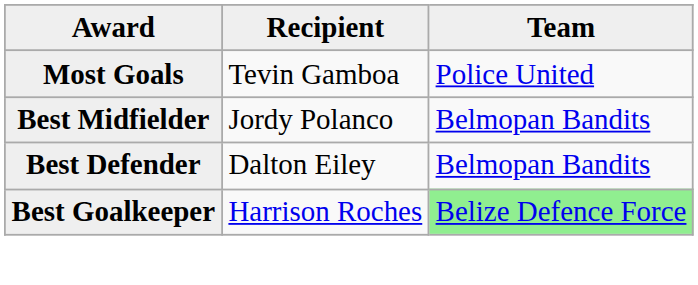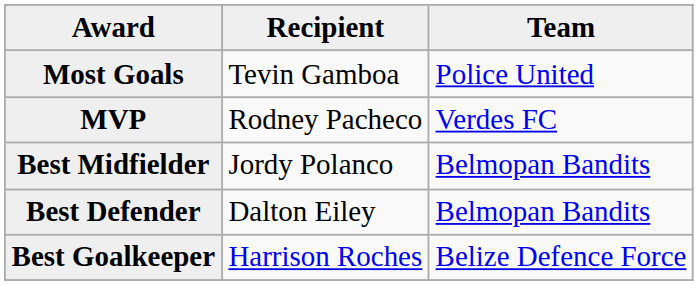+ row: (113, 119)
(561, 211) lightgreen background -> (561, 257) no background
